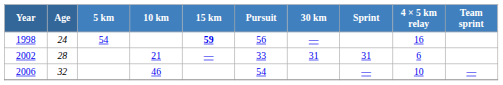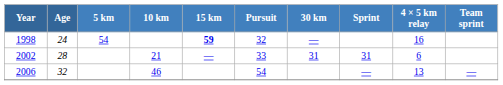(261, 40) 56 -> (261, 40) 32
(419, 72) 10 -> (419, 72) 13
